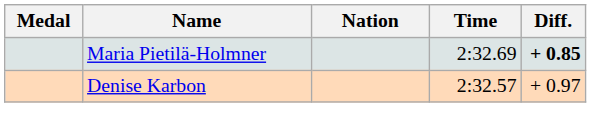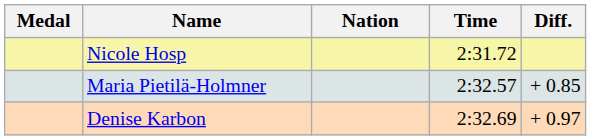+ row: (137, 53)
(487, 53) 2:32.69 -> (487, 86) 2:32.57
(555, 53) bold -> (555, 86) normal
(487, 86) 2:32.57 -> (487, 118) 2:32.69
